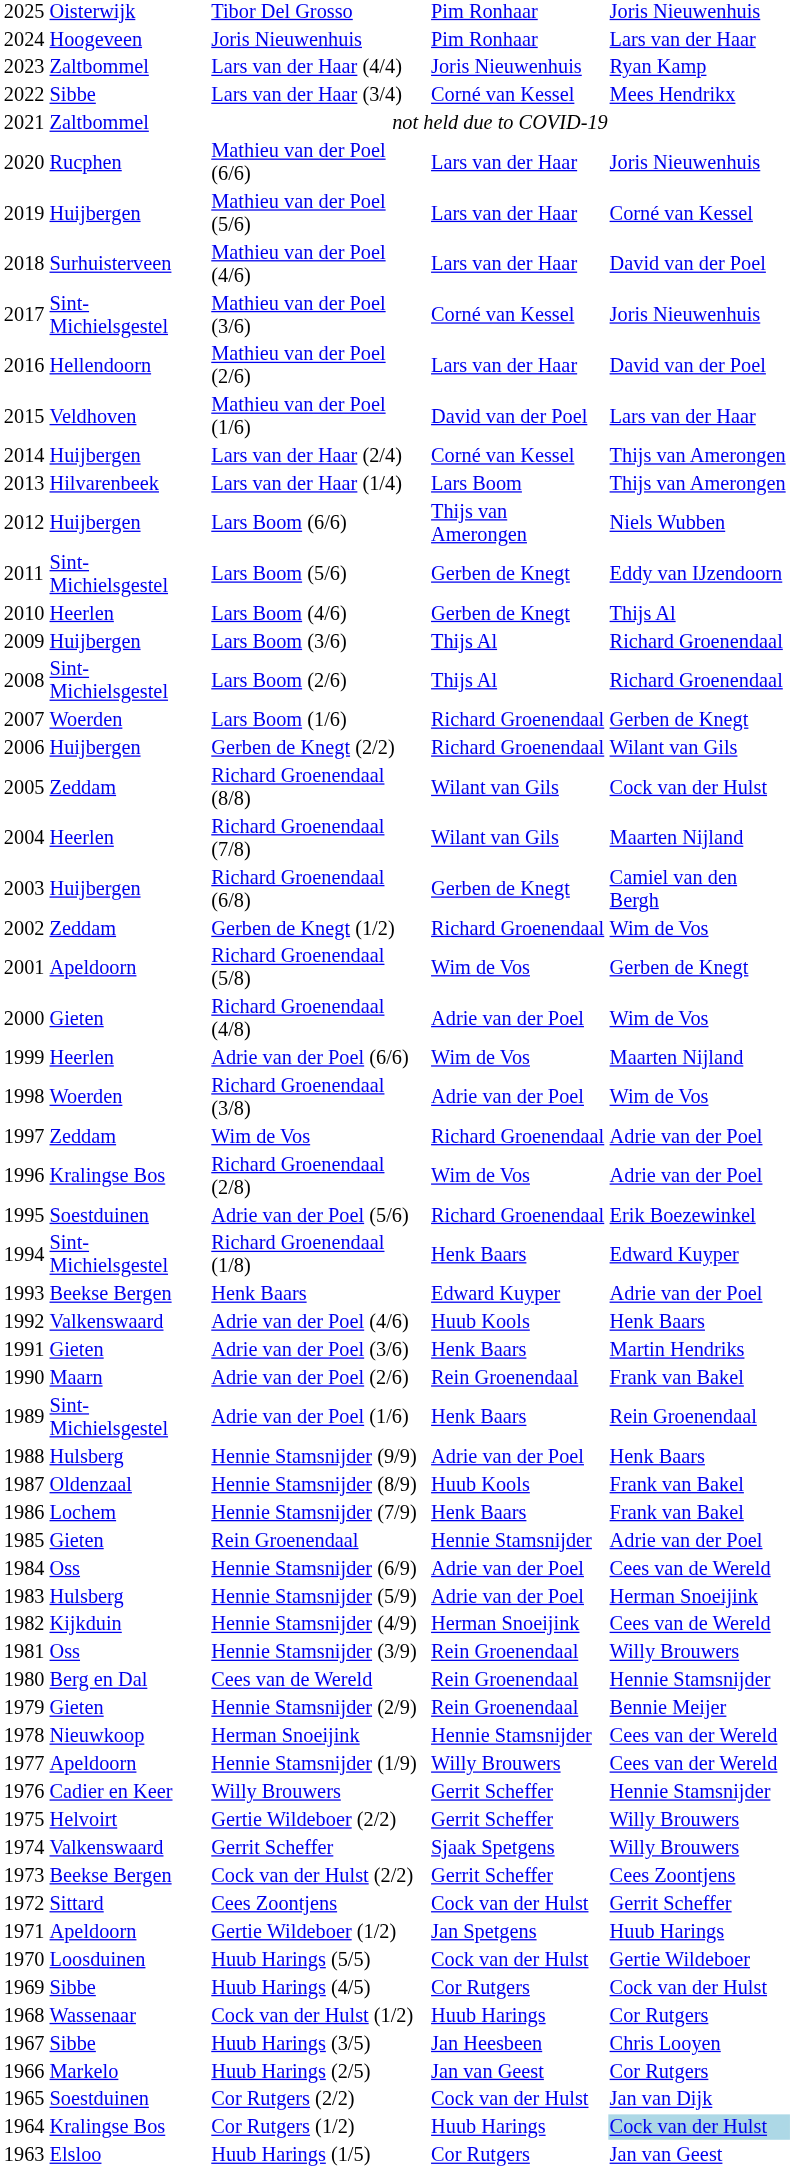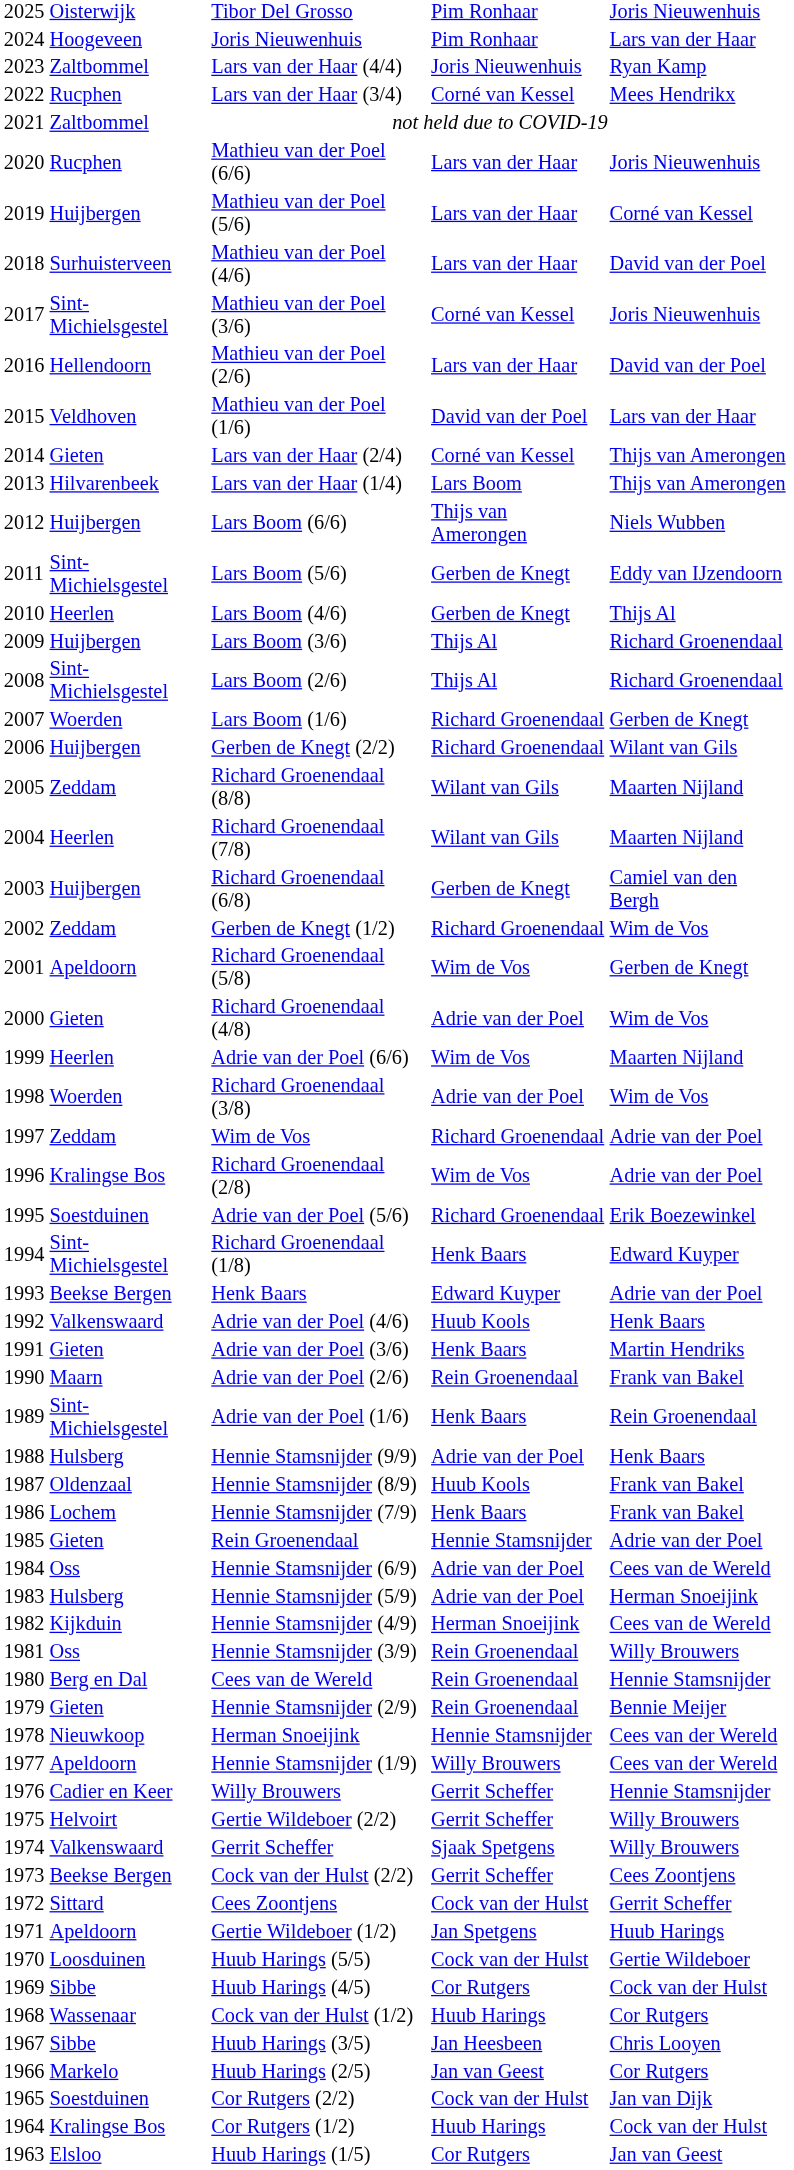(73, 94) Sibbe -> (86, 94) Rucphen
(95, 455) Huijbergen -> (77, 455) Gieten
(688, 787) Cock van der Hulst -> (676, 787) Maarten Nijland
(688, 2126) lightblue background -> (688, 2126) no background
